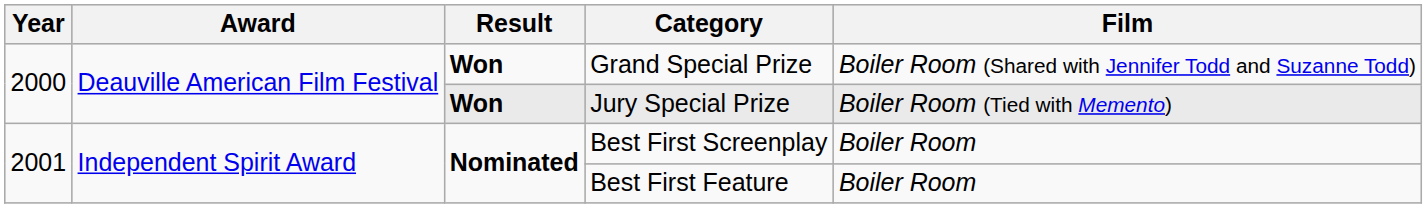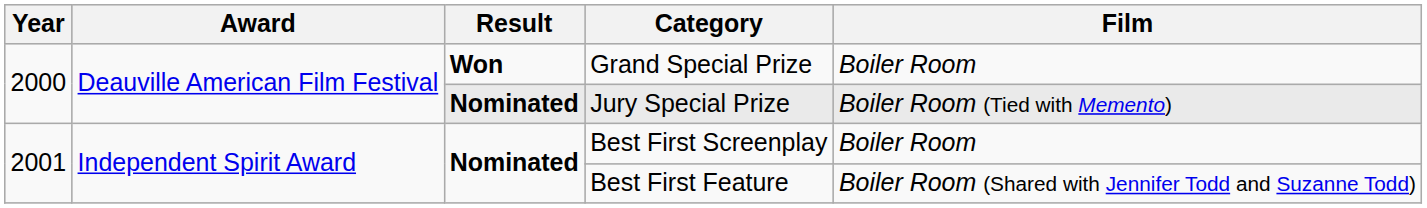(1127, 63) Boiler Room (Shared with Jennifer Todd and Suzanne Todd) -> (908, 63) Boiler Room
(477, 103) Won -> (514, 103) Nominated
(908, 182) Boiler Room -> (1127, 182) Boiler Room (Shared with Jennifer Todd and Suzanne Todd)
